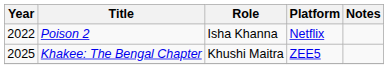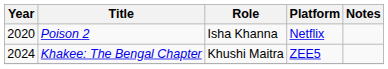(21, 34) 2022 -> (21, 34) 2020
(21, 53) 2025 -> (21, 53) 2024
